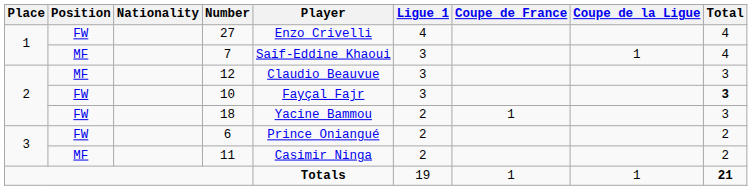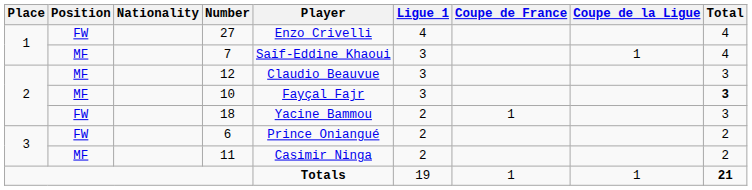(81, 95) FW -> (81, 95) MF
